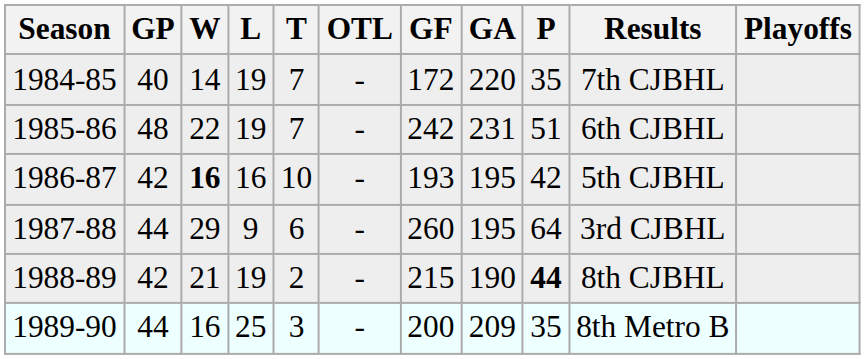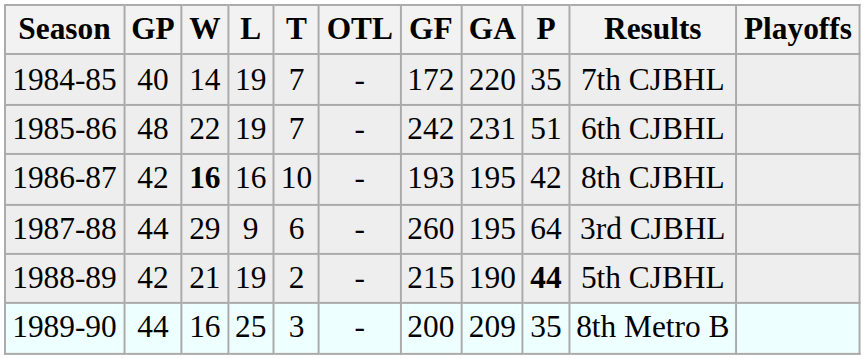(653, 178) 5th CJBHL -> (653, 178) 8th CJBHL
(653, 278) 8th CJBHL -> (653, 278) 5th CJBHL
